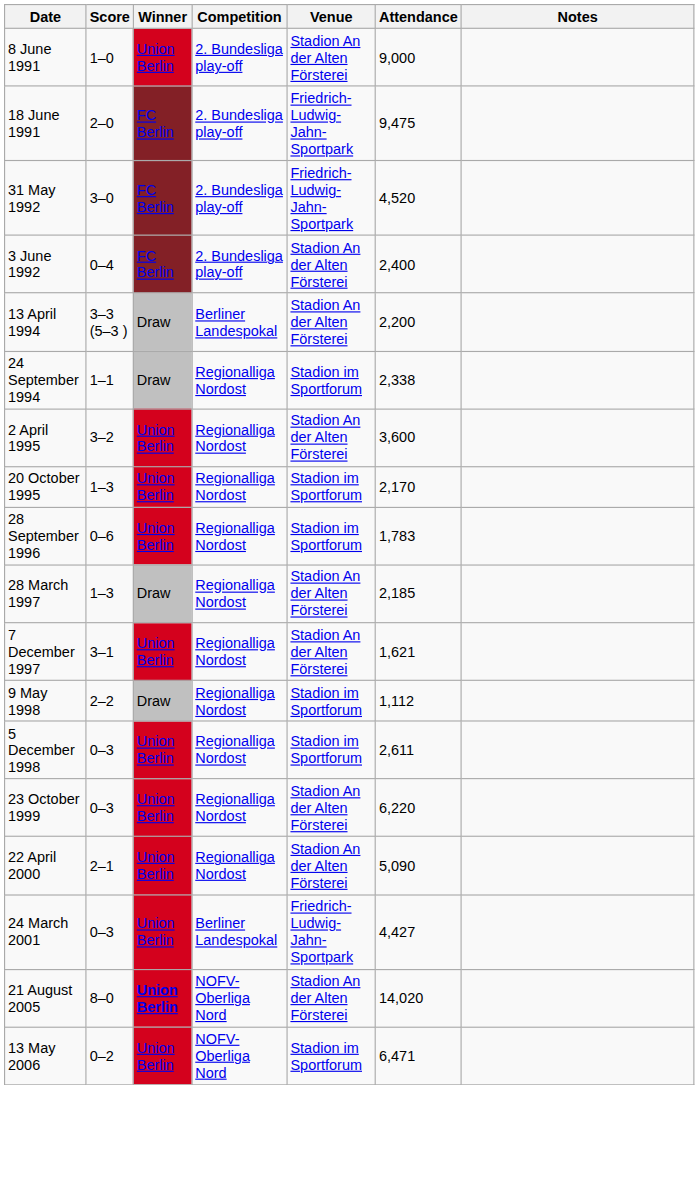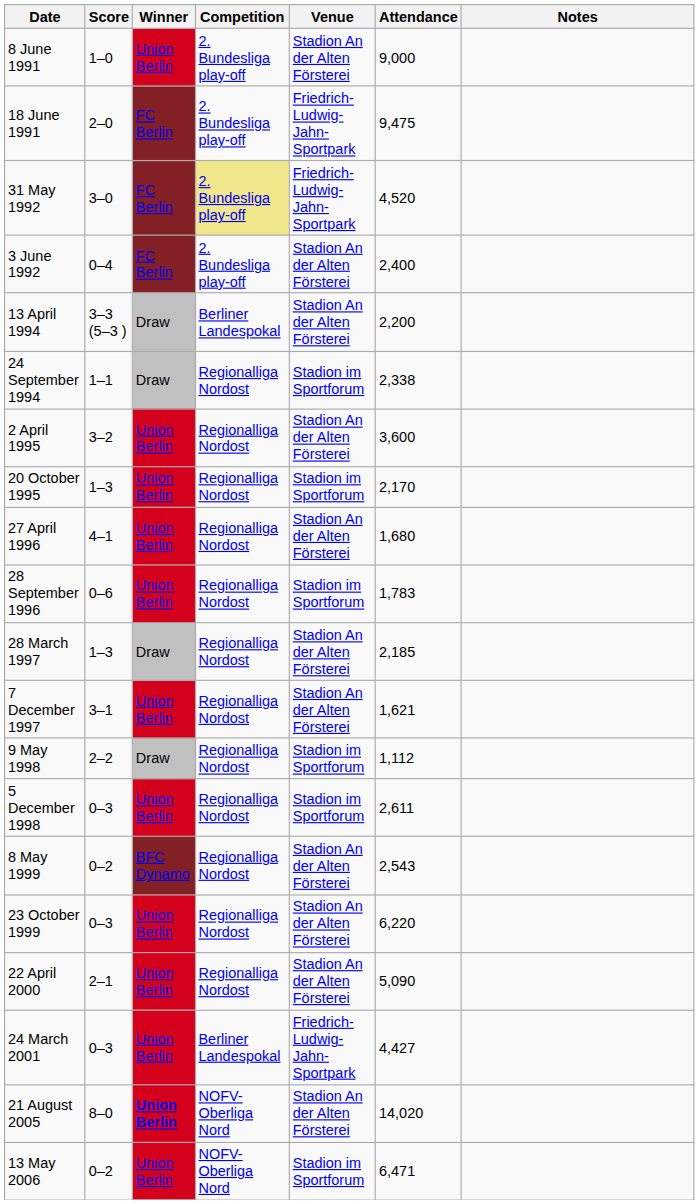(239, 198) no background -> (234, 198) khaki background
+ row: (32, 536)
+ row: (28, 865)
